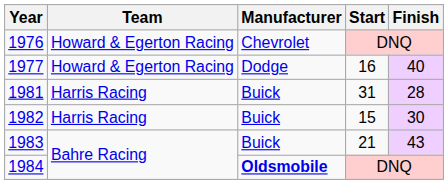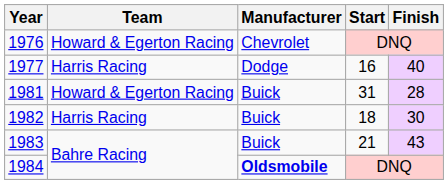(142, 68) Howard & Egerton Racing -> (99, 68) Harris Racing
(99, 93) Harris Racing -> (142, 93) Howard & Egerton Racing
(367, 118) 15 -> (367, 118) 18
